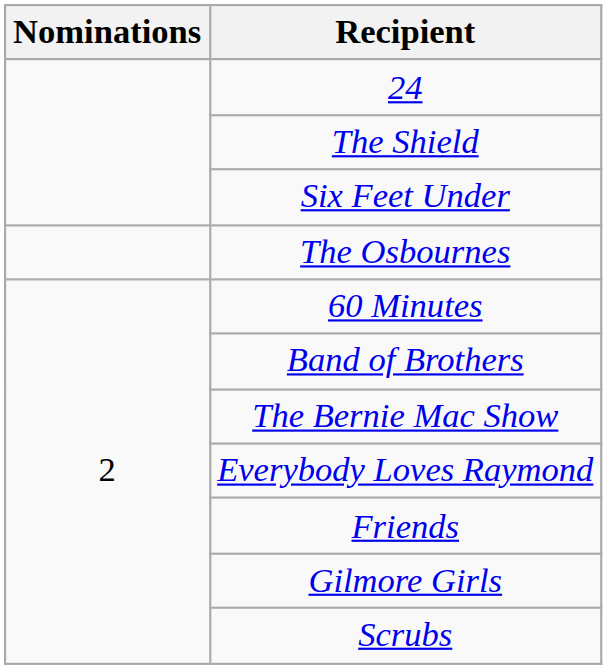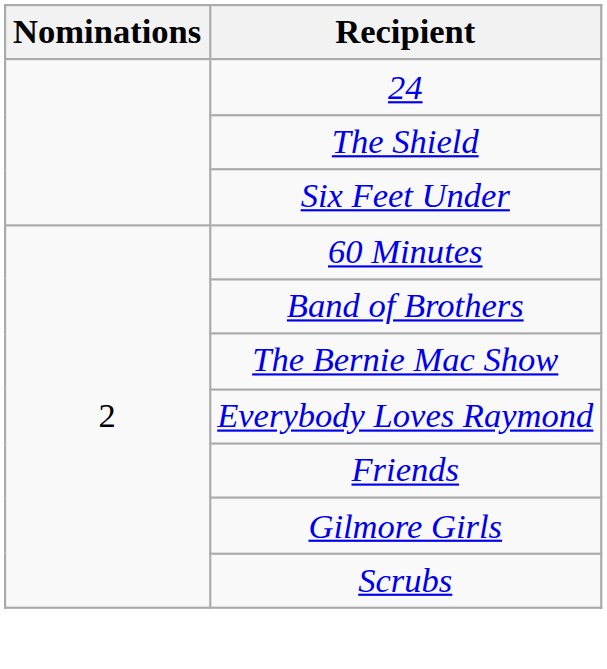- row: (405, 251)
